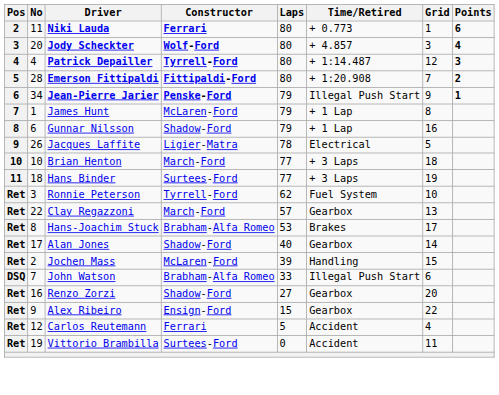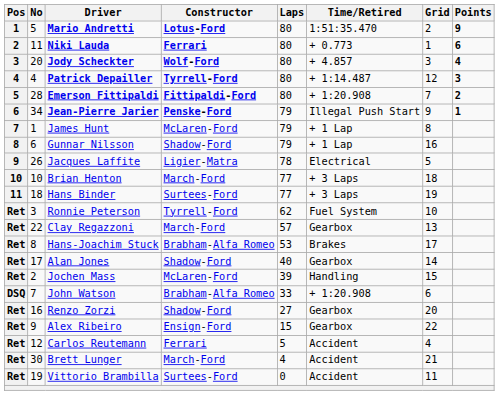+ row: (91, 30)
(365, 278) Illegal Push Start -> (340, 294) + 1:20.908
+ row: (85, 361)
